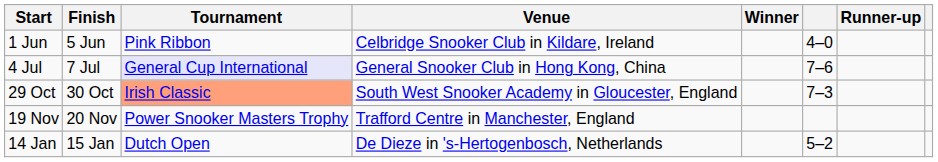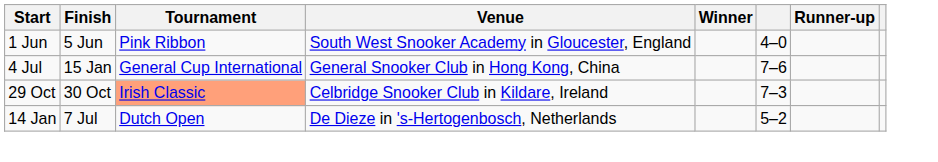(505, 43) Celbridge Snooker Club in Kildare, Ireland -> (500, 43) South West Snooker Academy in Gloucester, England
(83, 68) 7 Jul -> (88, 68) 15 Jan
(216, 68) lavender background -> (211, 68) no background
(547, 93) South West Snooker Academy in Gloucester, England -> (459, 93) Celbridge Snooker Club in Kildare, Ireland
- row: (34, 119)
(90, 144) 15 Jan -> (81, 119) 7 Jul
